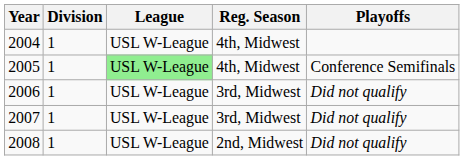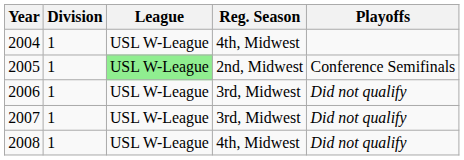(258, 67) 4th, Midwest -> (260, 67) 2nd, Midwest
(260, 142) 2nd, Midwest -> (258, 142) 4th, Midwest
